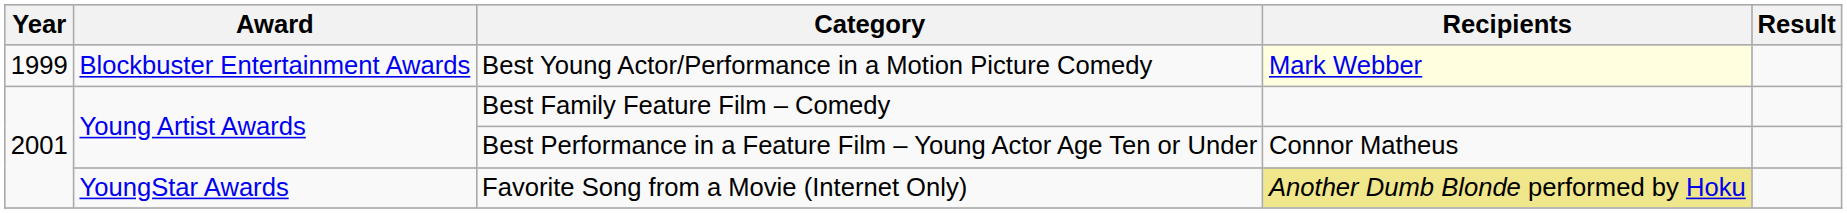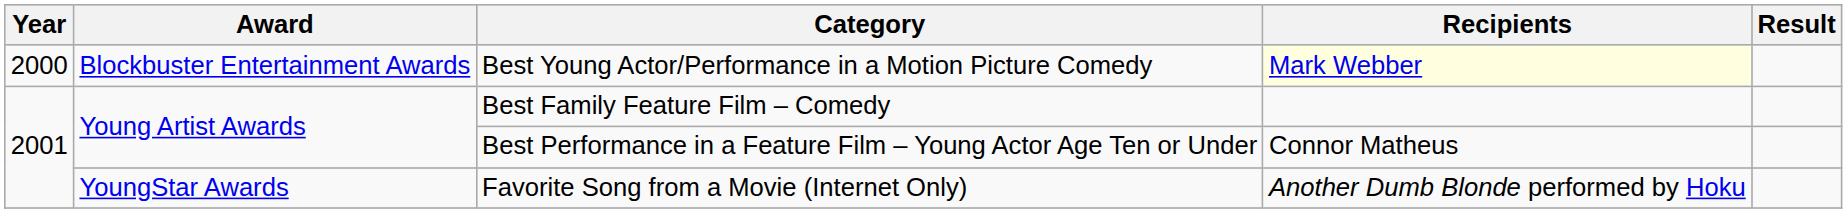(39, 65) 1999 -> (39, 65) 2000
(1507, 187) khaki background -> (1507, 187) no background
